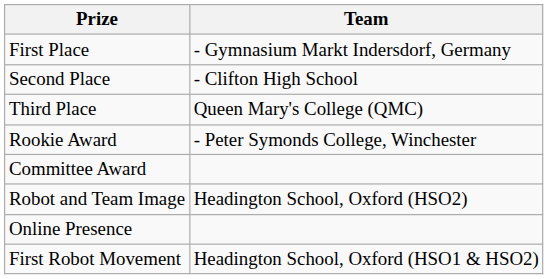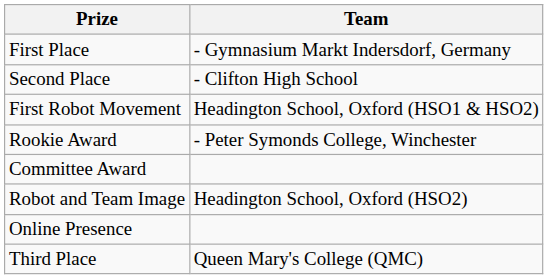rows swapped: (53, 109) <-> (95, 259)
